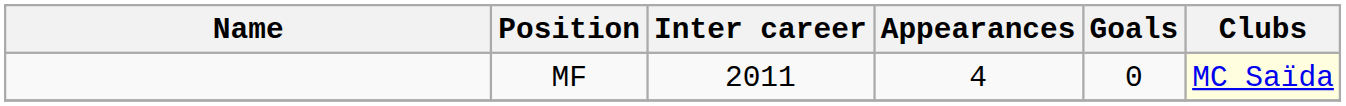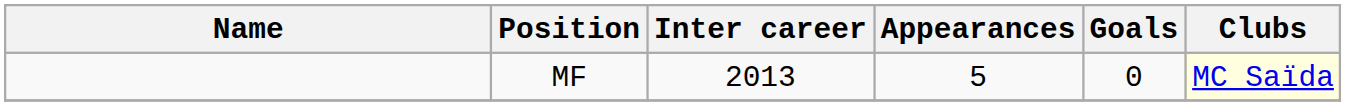(760, 77) 2011 -> (760, 77) 2013
(978, 77) 4 -> (978, 77) 5
